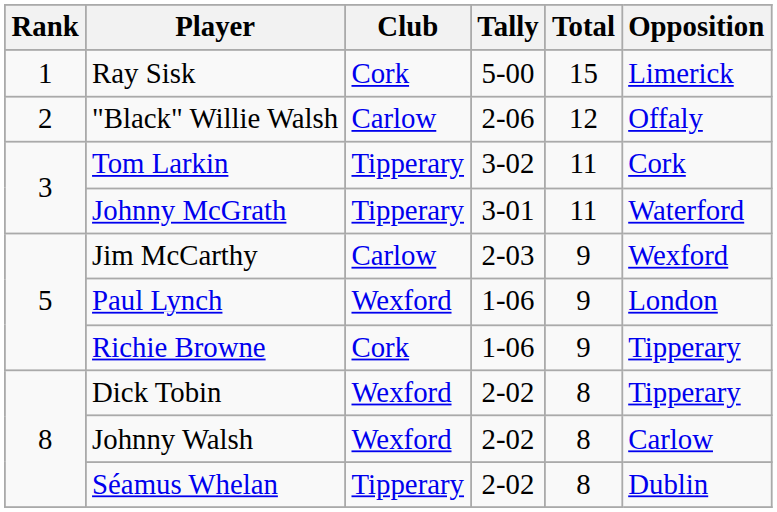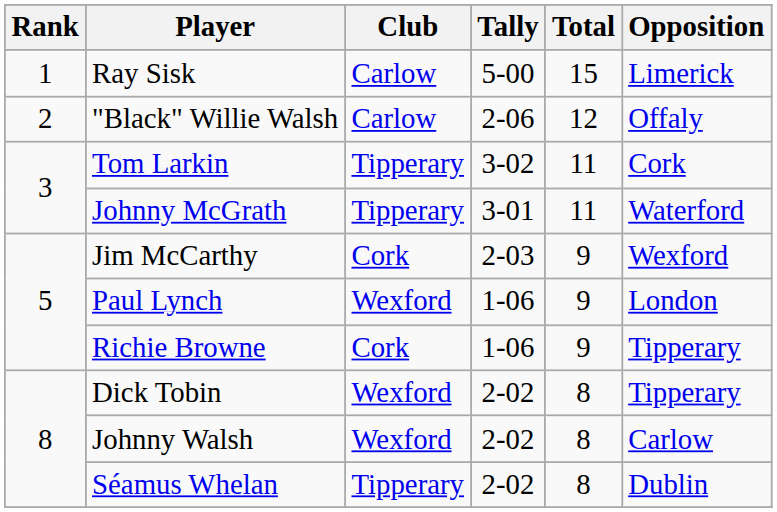(380, 73) Cork -> (394, 73) Carlow
(394, 255) Carlow -> (380, 255) Cork
